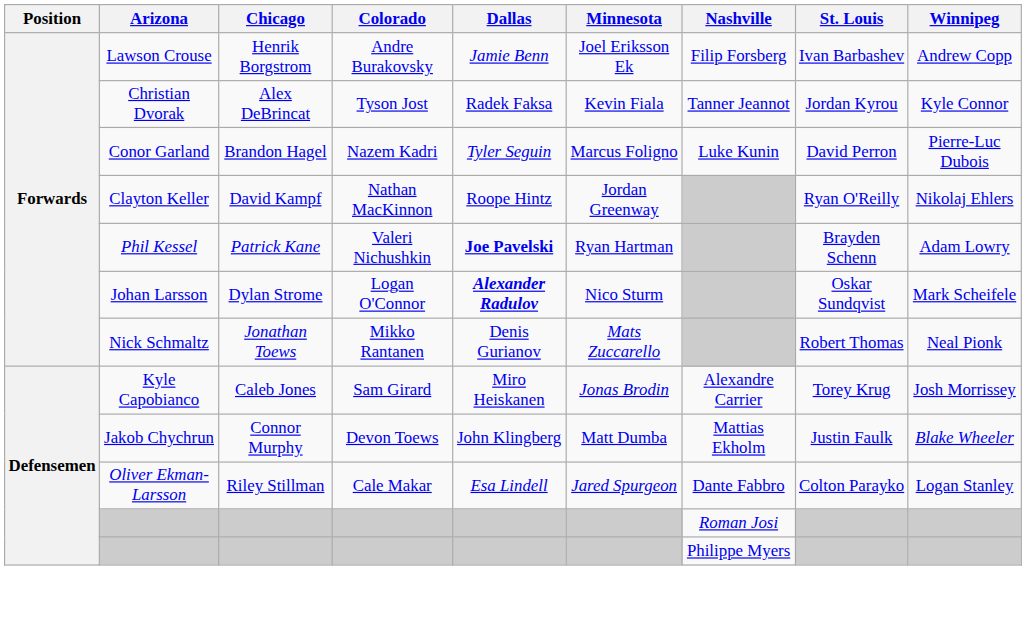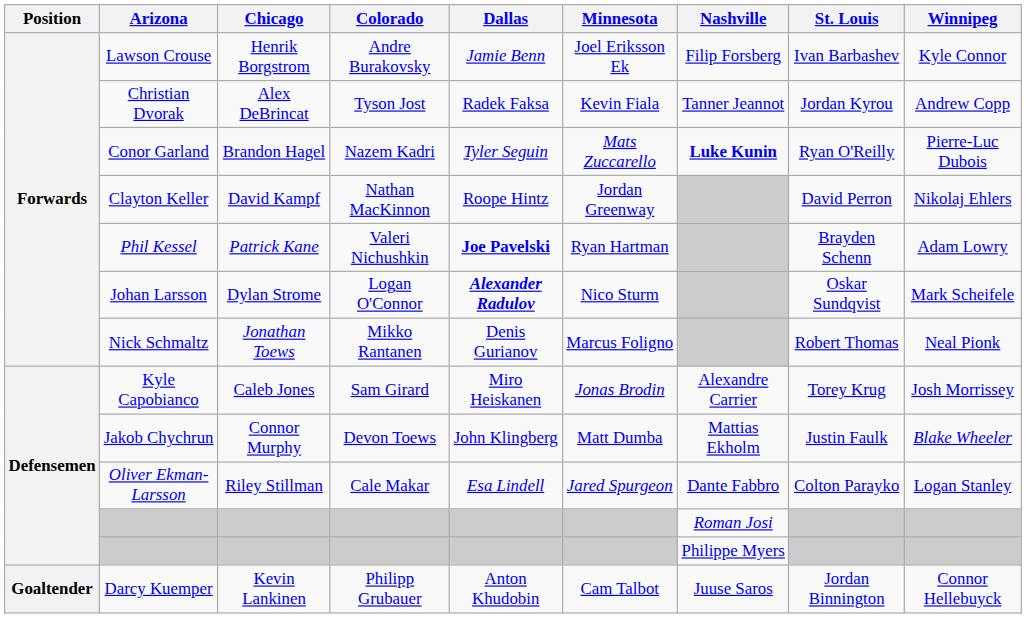(965, 56) Andrew Copp -> (963, 56) Kyle Connor
(965, 104) Kyle Connor -> (963, 104) Andrew Copp
(624, 151) Marcus Foligno -> (620, 151) Mats Zuccarello
(739, 151) normal -> (733, 151) bold
(852, 151) David Perron -> (847, 151) Ryan O'Reilly
(852, 199) Ryan O'Reilly -> (847, 199) David Perron
(624, 342) Mats Zuccarello -> (620, 342) Marcus Foligno
+ row: (159, 588)
